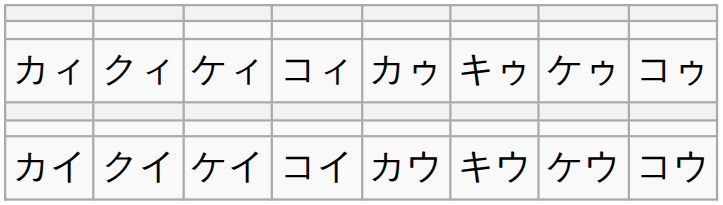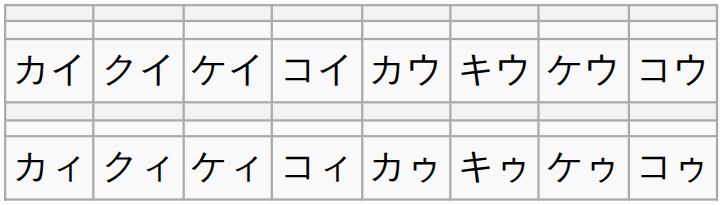rows swapped: (50, 68) <-> (50, 166)
